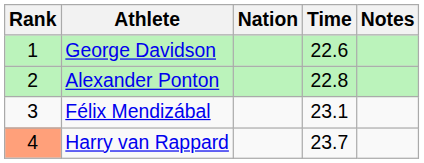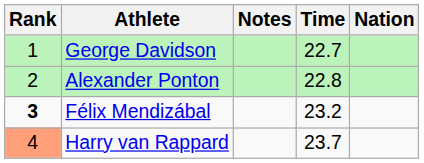columns swapped: (268, 19) <-> (388, 19)
(329, 50) 22.6 -> (323, 50) 22.7
(33, 111) normal -> (33, 111) bold
(329, 111) 23.1 -> (323, 111) 23.2
